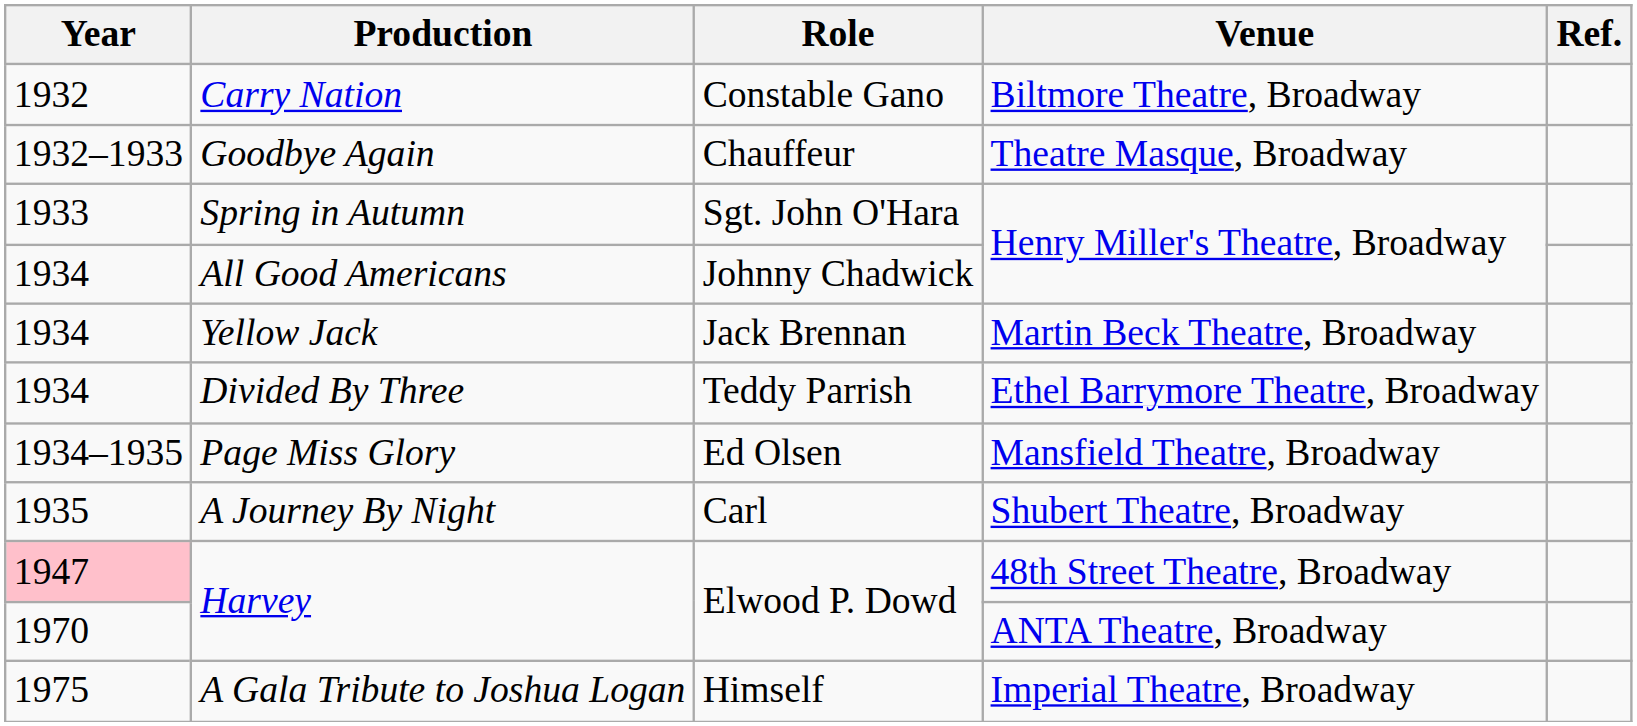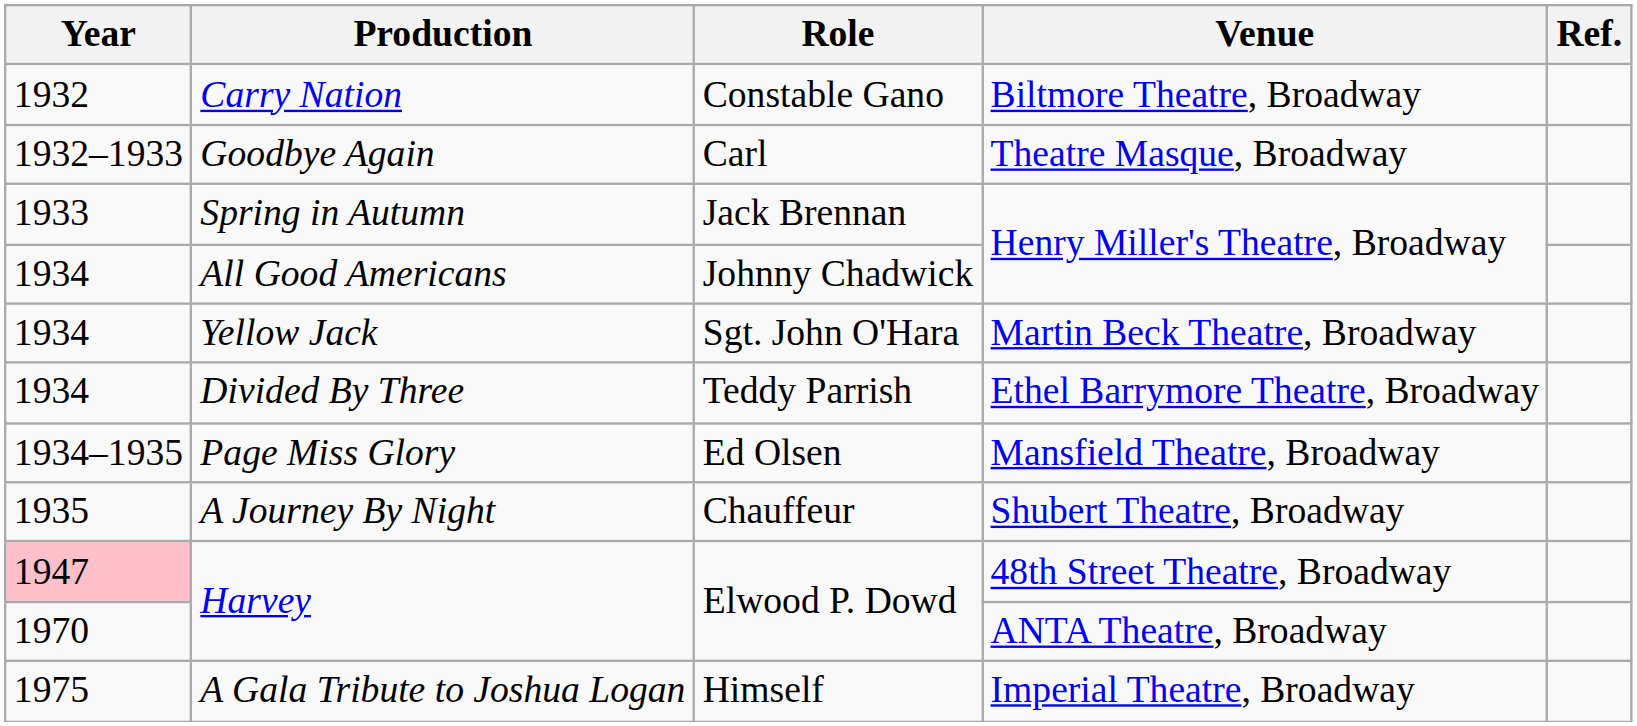(779, 153) Chauffeur -> (735, 153) Carl
(831, 213) Sgt. John O'Hara -> (805, 213) Jack Brennan
(805, 332) Jack Brennan -> (831, 332) Sgt. John O'Hara
(735, 511) Carl -> (779, 511) Chauffeur
